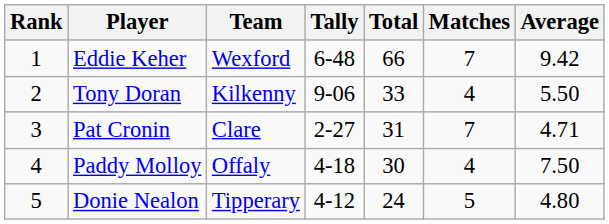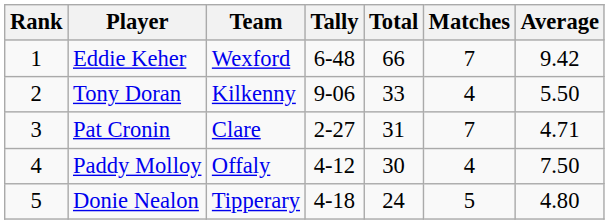(334, 165) 4-18 -> (334, 165) 4-12
(334, 201) 4-12 -> (334, 201) 4-18
